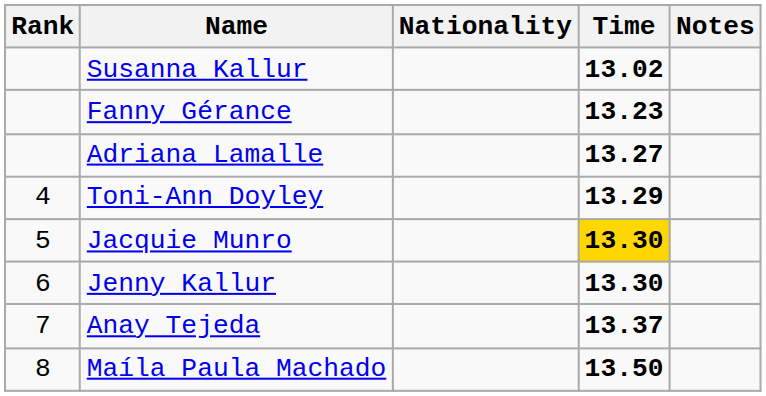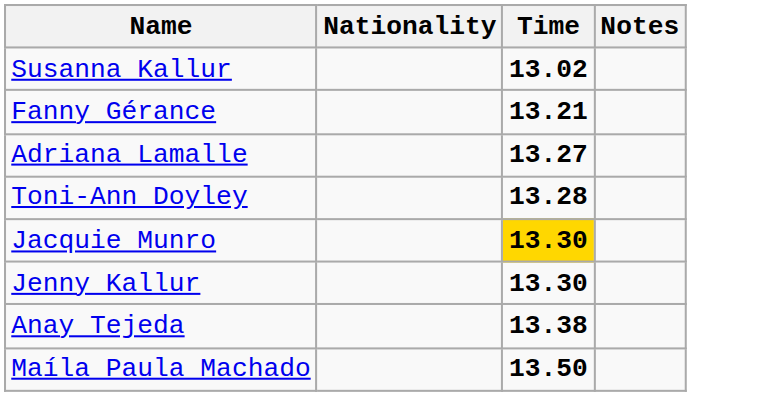- column: (43, 26)
(624, 112) 13.23 -> (548, 112) 13.21
(624, 198) 13.29 -> (548, 198) 13.28
(624, 326) 13.37 -> (548, 326) 13.38
